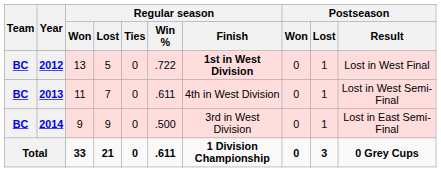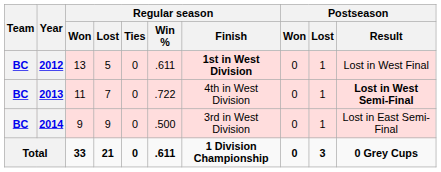(165, 65) .722 -> (165, 65) .611
(165, 95) .611 -> (165, 95) .722
(387, 95) normal -> (386, 95) bold
